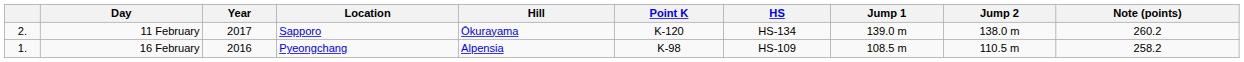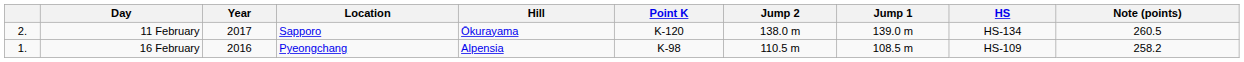columns swapped: (777, 13) <-> (999, 13)
(1147, 31) 260.2 -> (1147, 31) 260.5
